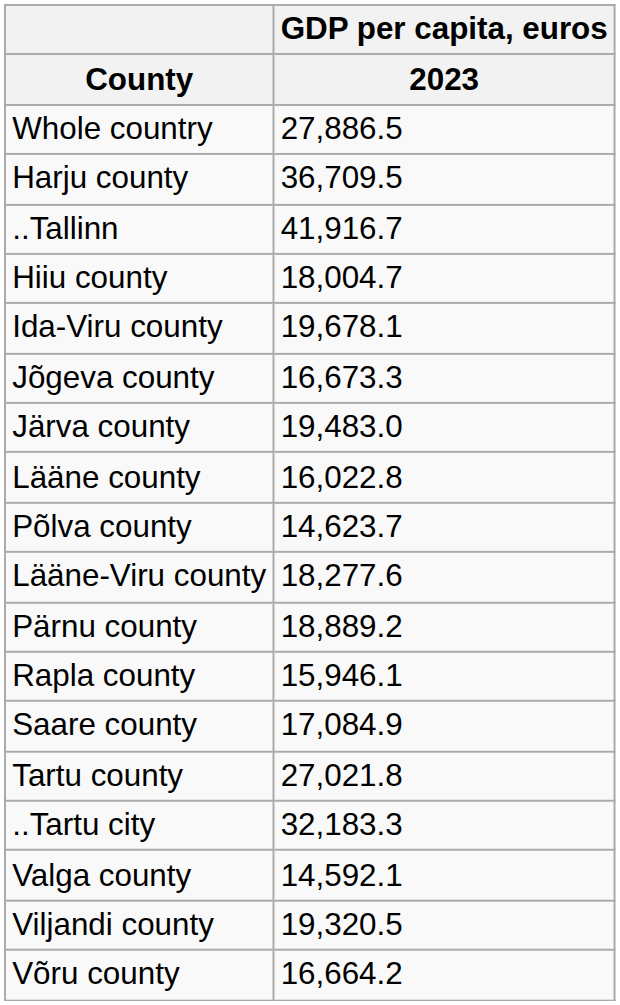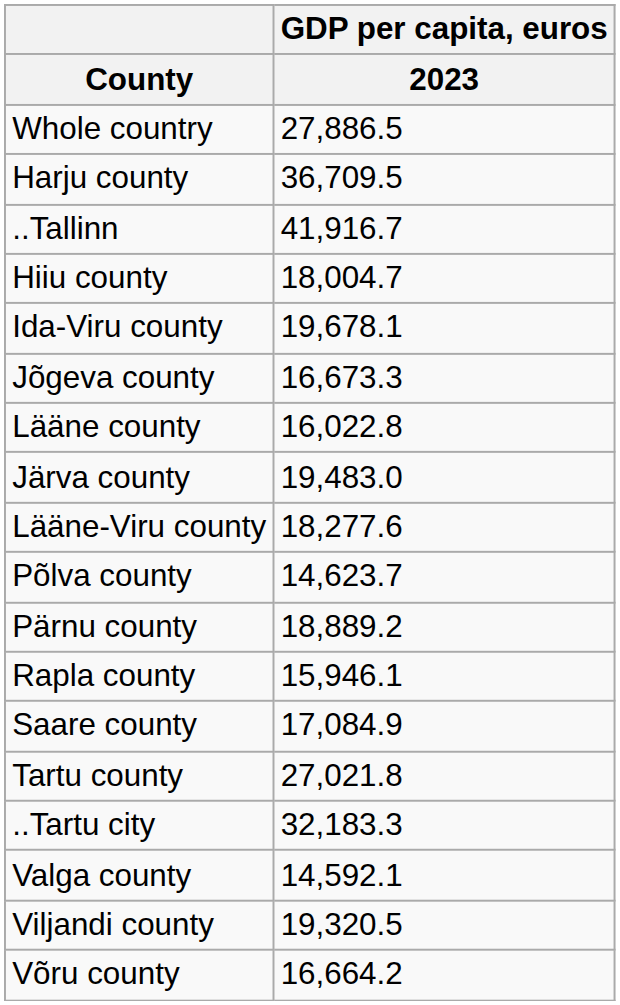rows swapped: (101, 427) <-> (106, 476)
rows swapped: (139, 576) <-> (102, 526)
